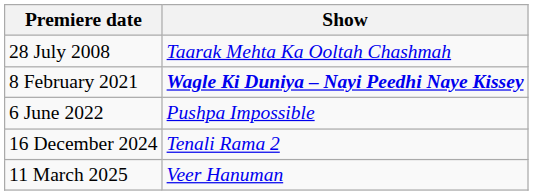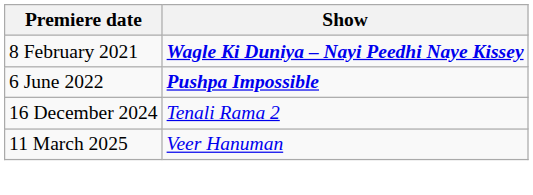- row: (60, 50)
(241, 112) normal -> (243, 81) bold
